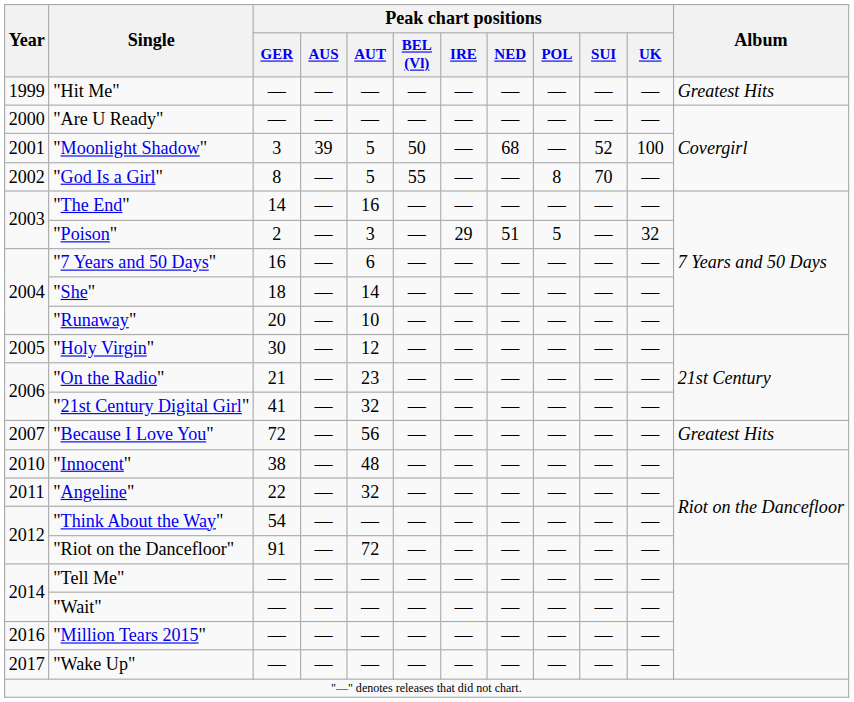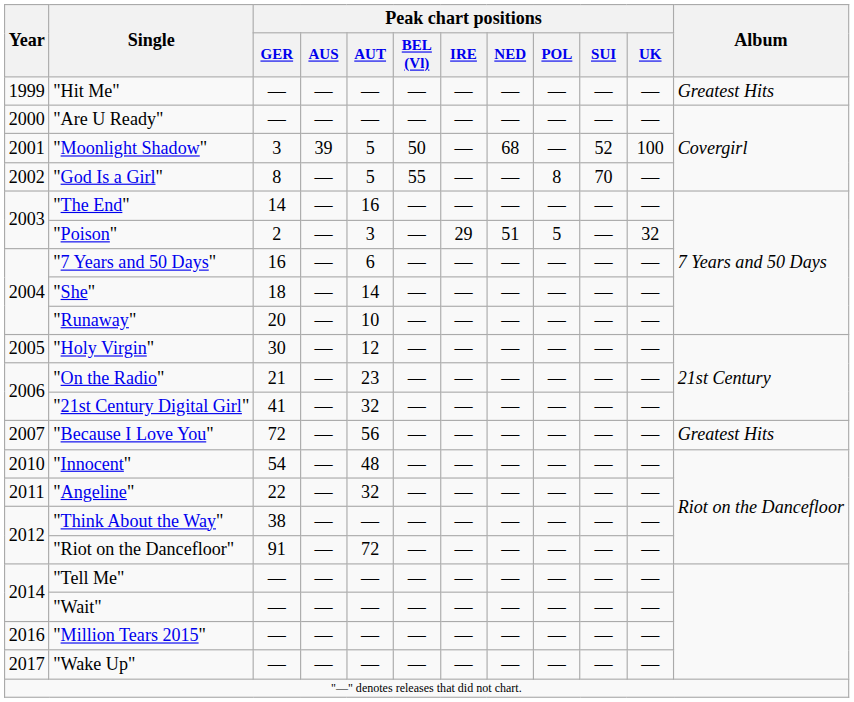(277, 463) 38 -> (277, 463) 54
(277, 520) 54 -> (277, 520) 38
